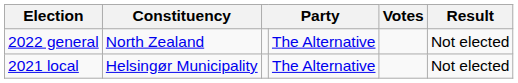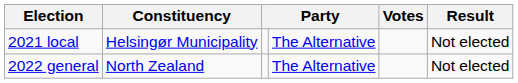rows swapped: (43, 66) <-> (53, 41)
